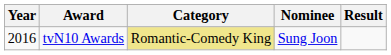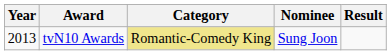(22, 38) 2016 -> (22, 38) 2013
